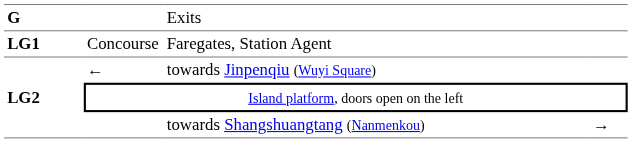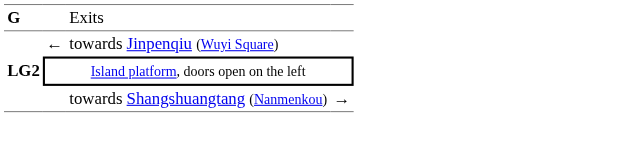- row: (123, 43)
